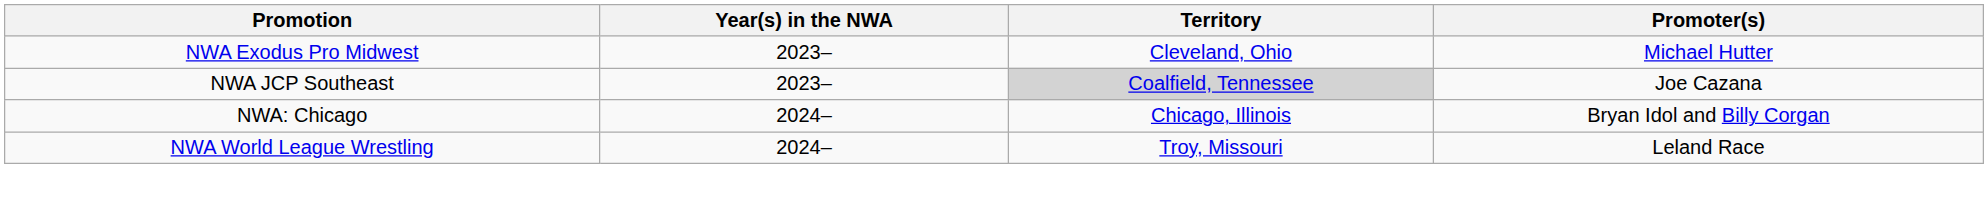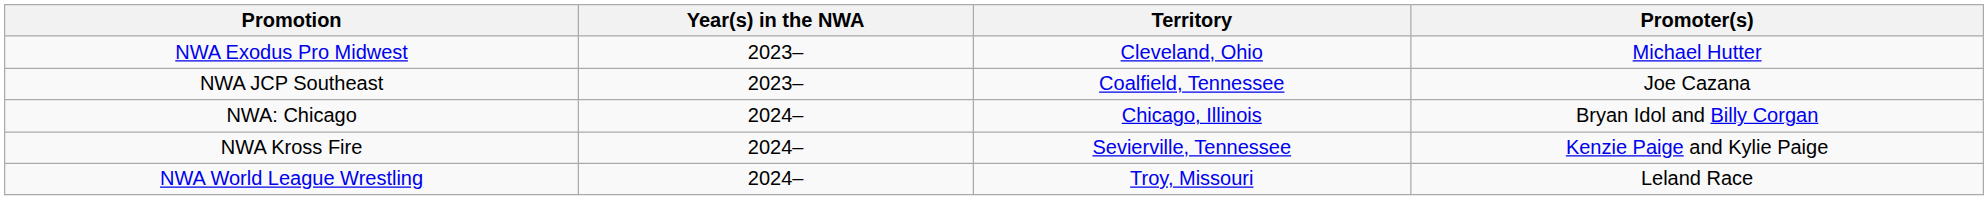(1221, 83) lightgrey background -> (1192, 83) no background
+ row: (292, 147)
